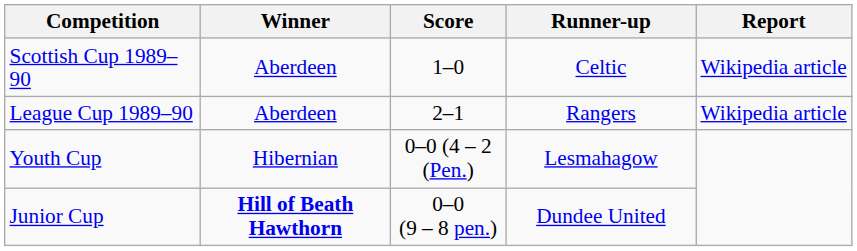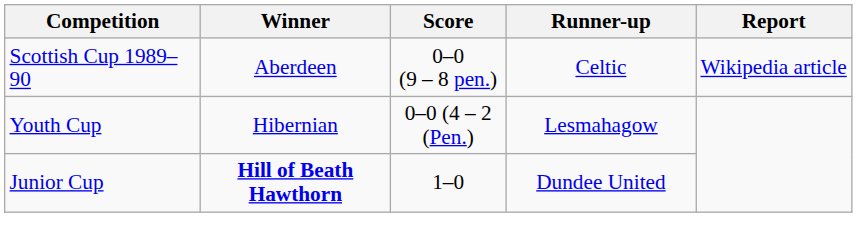(448, 67) 1–0 -> (448, 67) 0–0 (9 – 8 pen.)
- row: (101, 112)
(448, 216) 0–0 (9 – 8 pen.) -> (448, 182) 1–0
